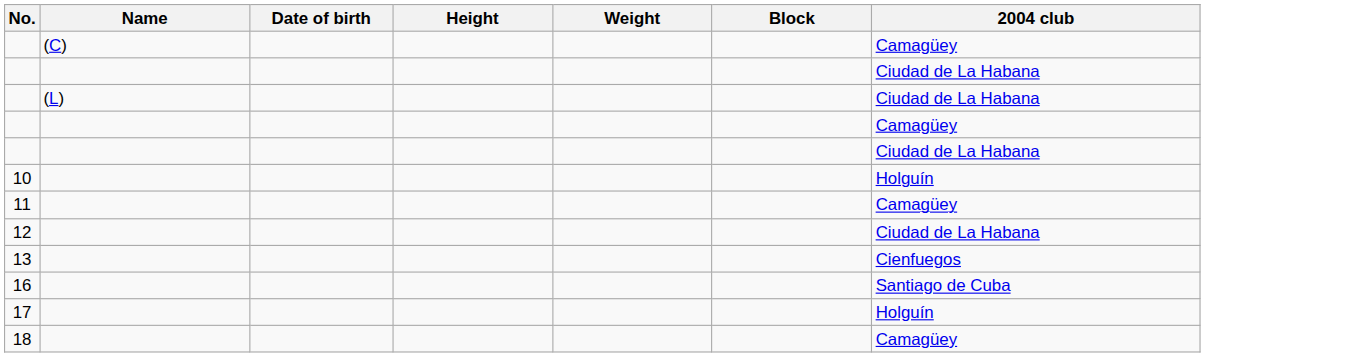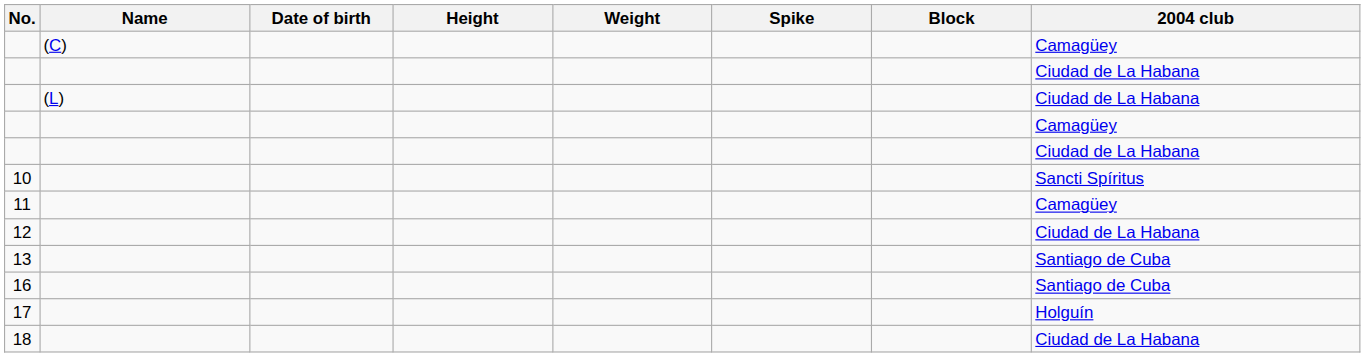+ column: (792, 18)
(905, 178) Holguín -> (1090, 178) Sancti Spíritus
(918, 258) Cienfuegos -> (1103, 258) Santiago de Cuba
(916, 339) Camagüey -> (1117, 339) Ciudad de La Habana
